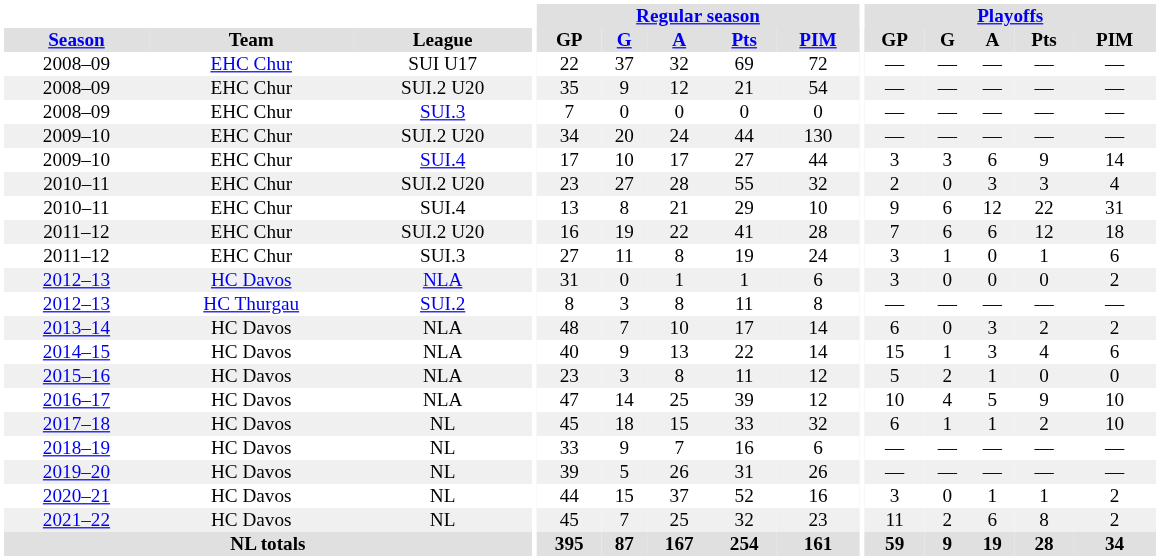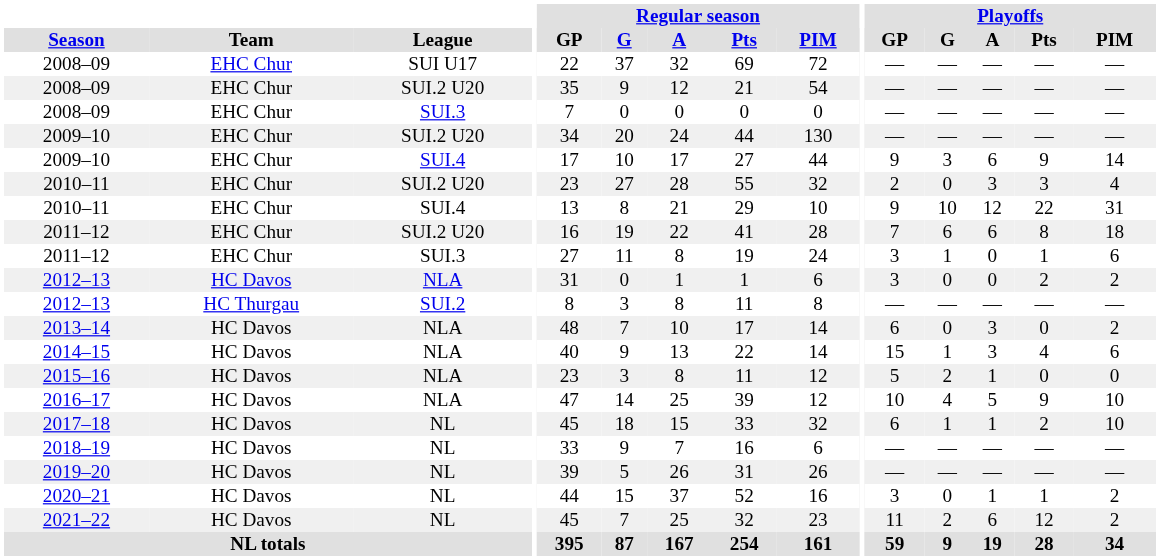(895, 159) 3 -> (895, 159) 9
(947, 207) 6 -> (947, 207) 10
(1044, 231) 12 -> (1044, 231) 8
(1044, 279) 0 -> (1044, 279) 2
(1044, 327) 2 -> (1044, 327) 0
(1044, 519) 8 -> (1044, 519) 12
